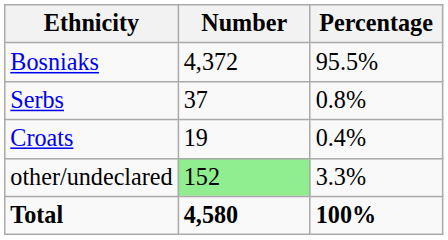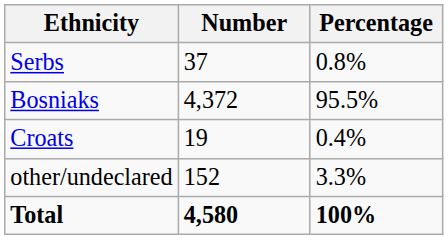rows swapped: (55, 61) <-> (37, 100)
(202, 176) lightgreen background -> (202, 176) no background
